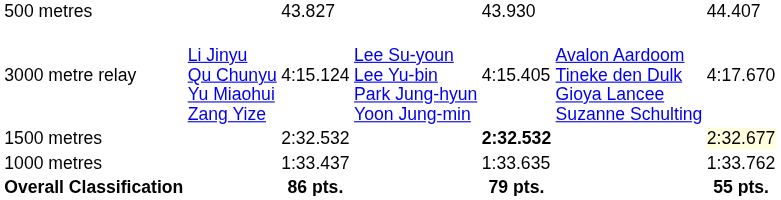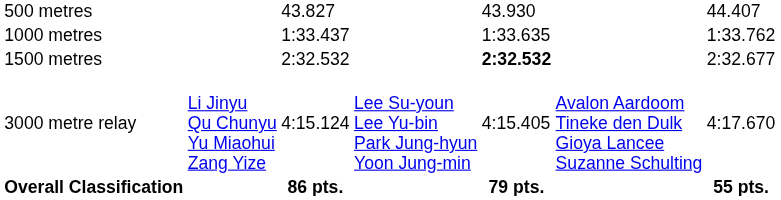rows swapped: (53, 162) <-> (70, 74)
(741, 138) lightyellow background -> (741, 59) no background
